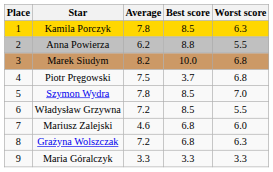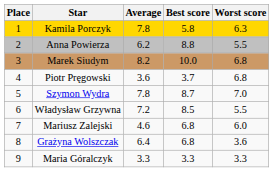(188, 28) 8.5 -> (188, 28) 5.8
(143, 77) 7.5 -> (143, 77) 3.6
(188, 93) 8.5 -> (188, 93) 8.7
(143, 142) 7.2 -> (143, 142) 6.4
(240, 142) 6.3 -> (240, 142) 3.6
